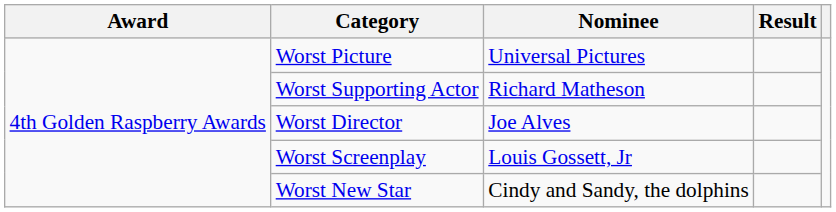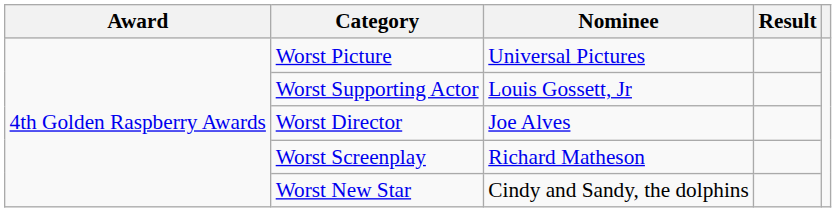(567, 88) Richard Matheson -> (560, 88) Louis Gossett, Jr
(560, 156) Louis Gossett, Jr -> (567, 156) Richard Matheson
